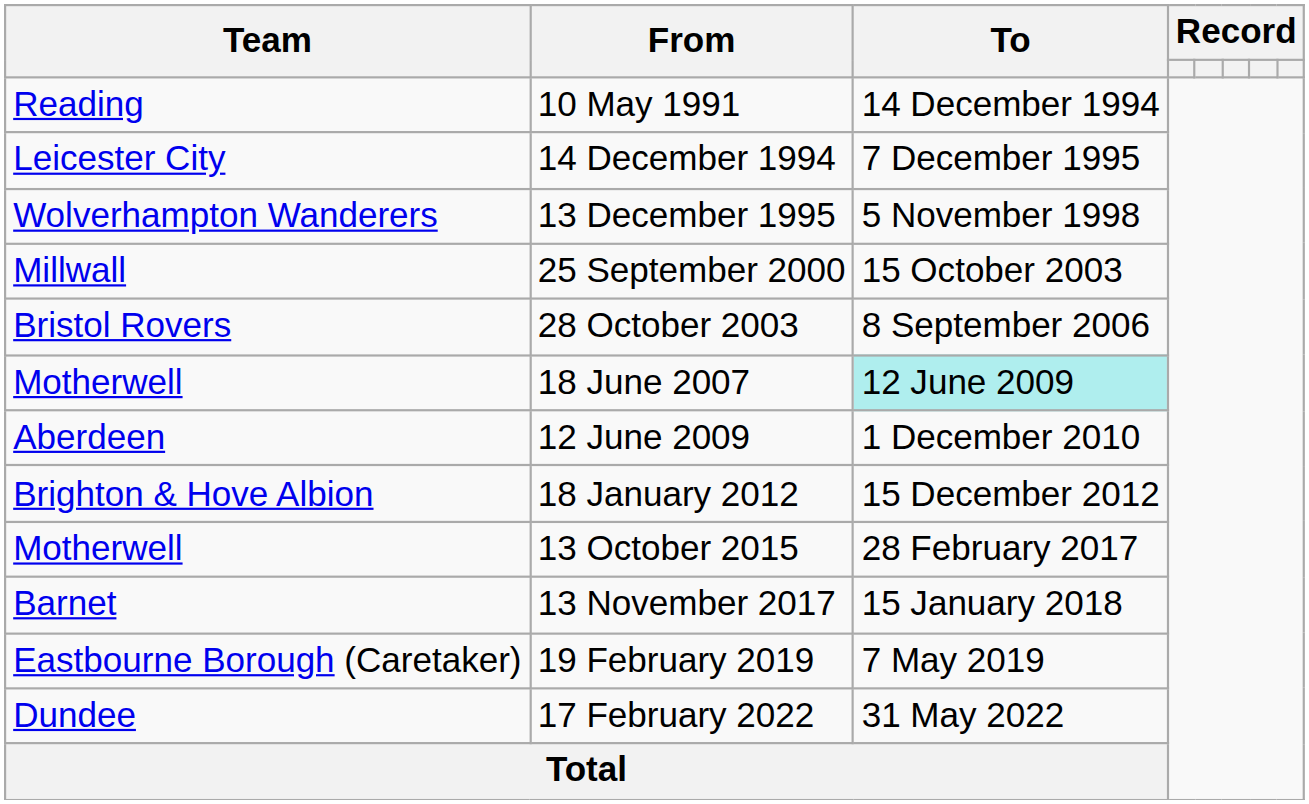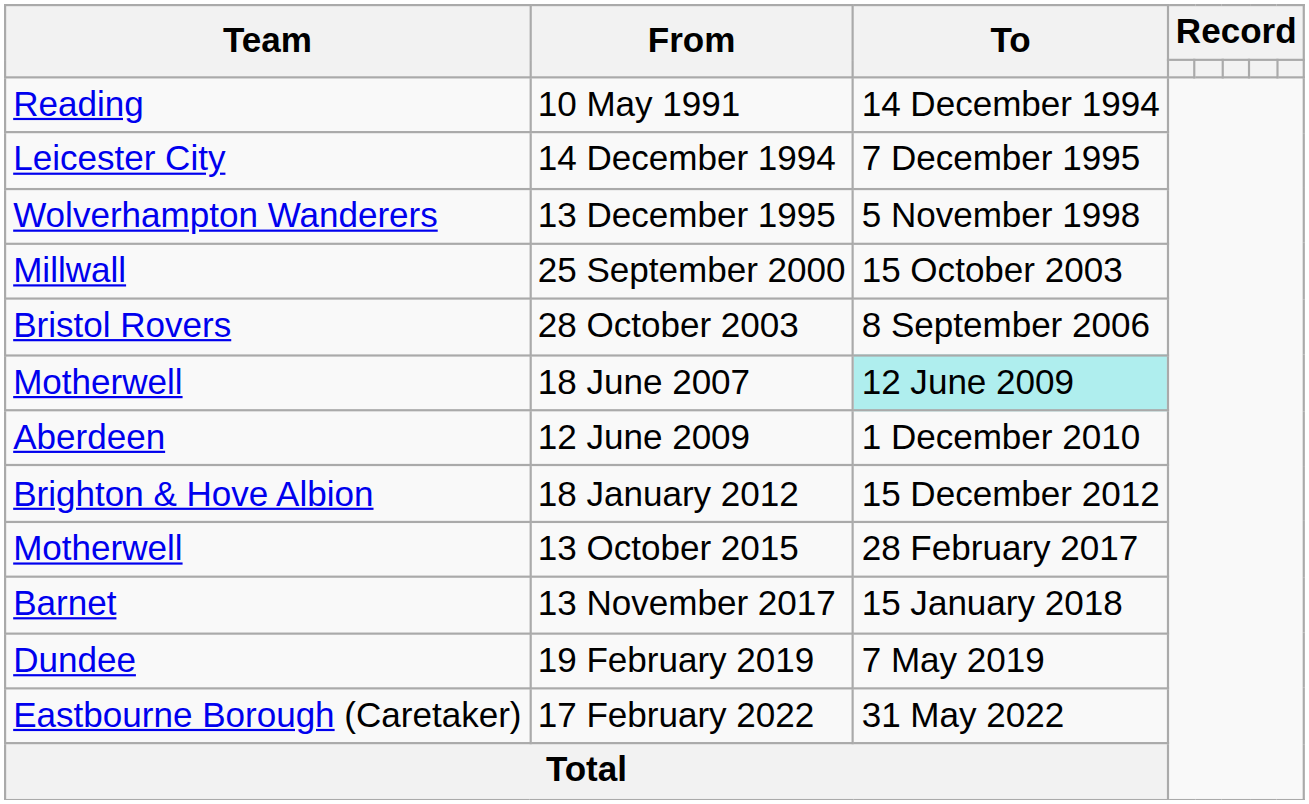(267, 659) Eastbourne Borough (Caretaker) -> (75, 659) Dundee
(75, 715) Dundee -> (267, 715) Eastbourne Borough (Caretaker)
